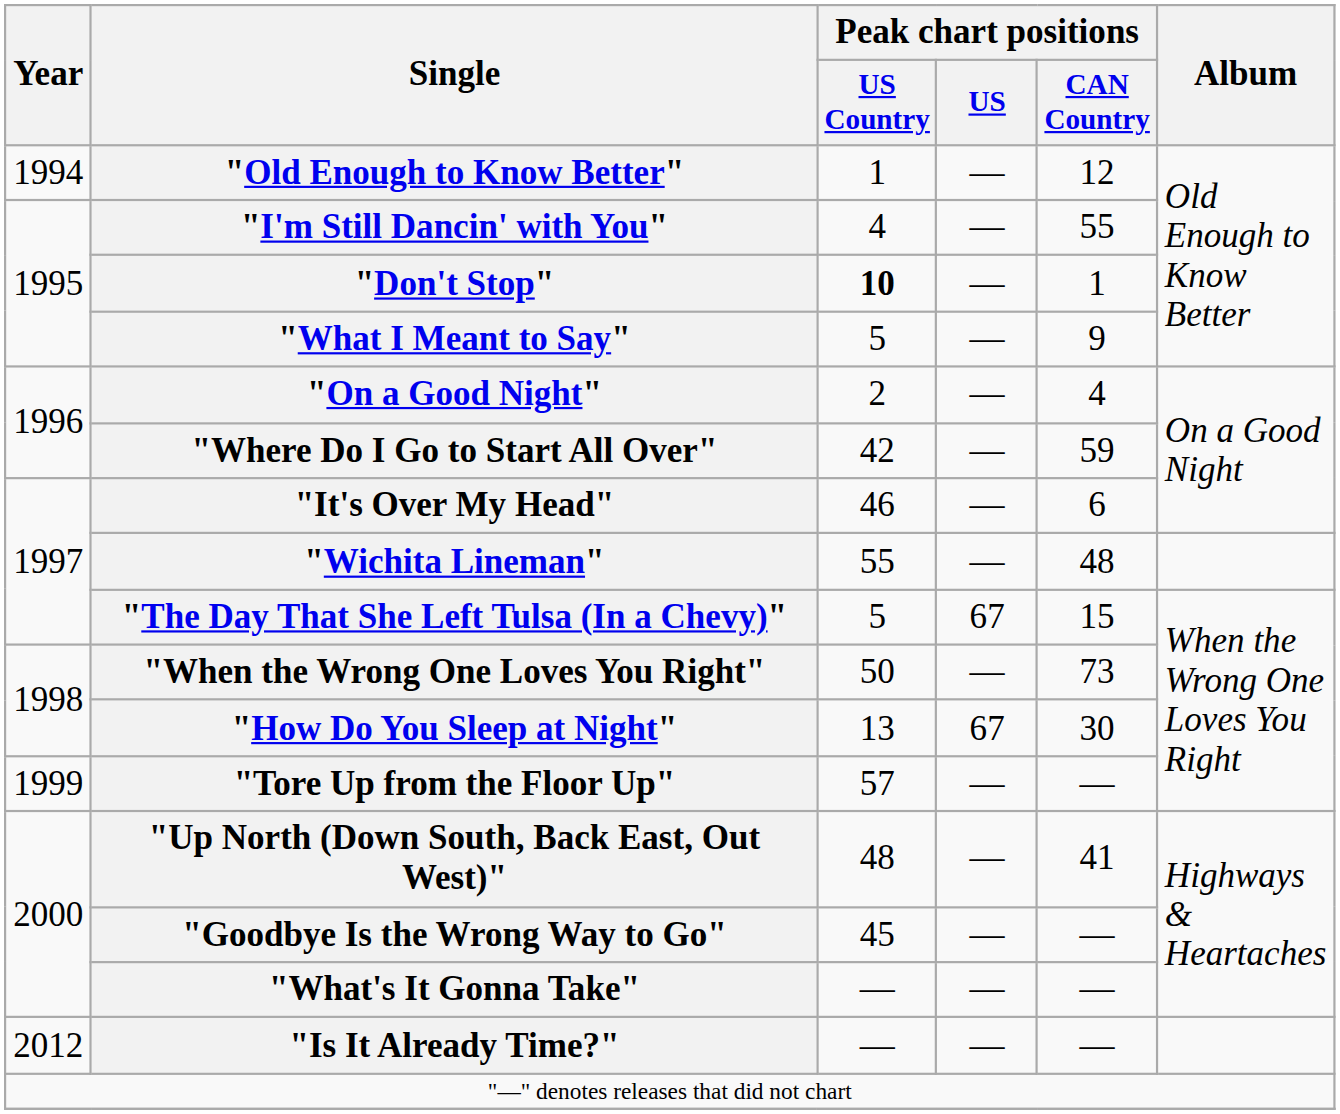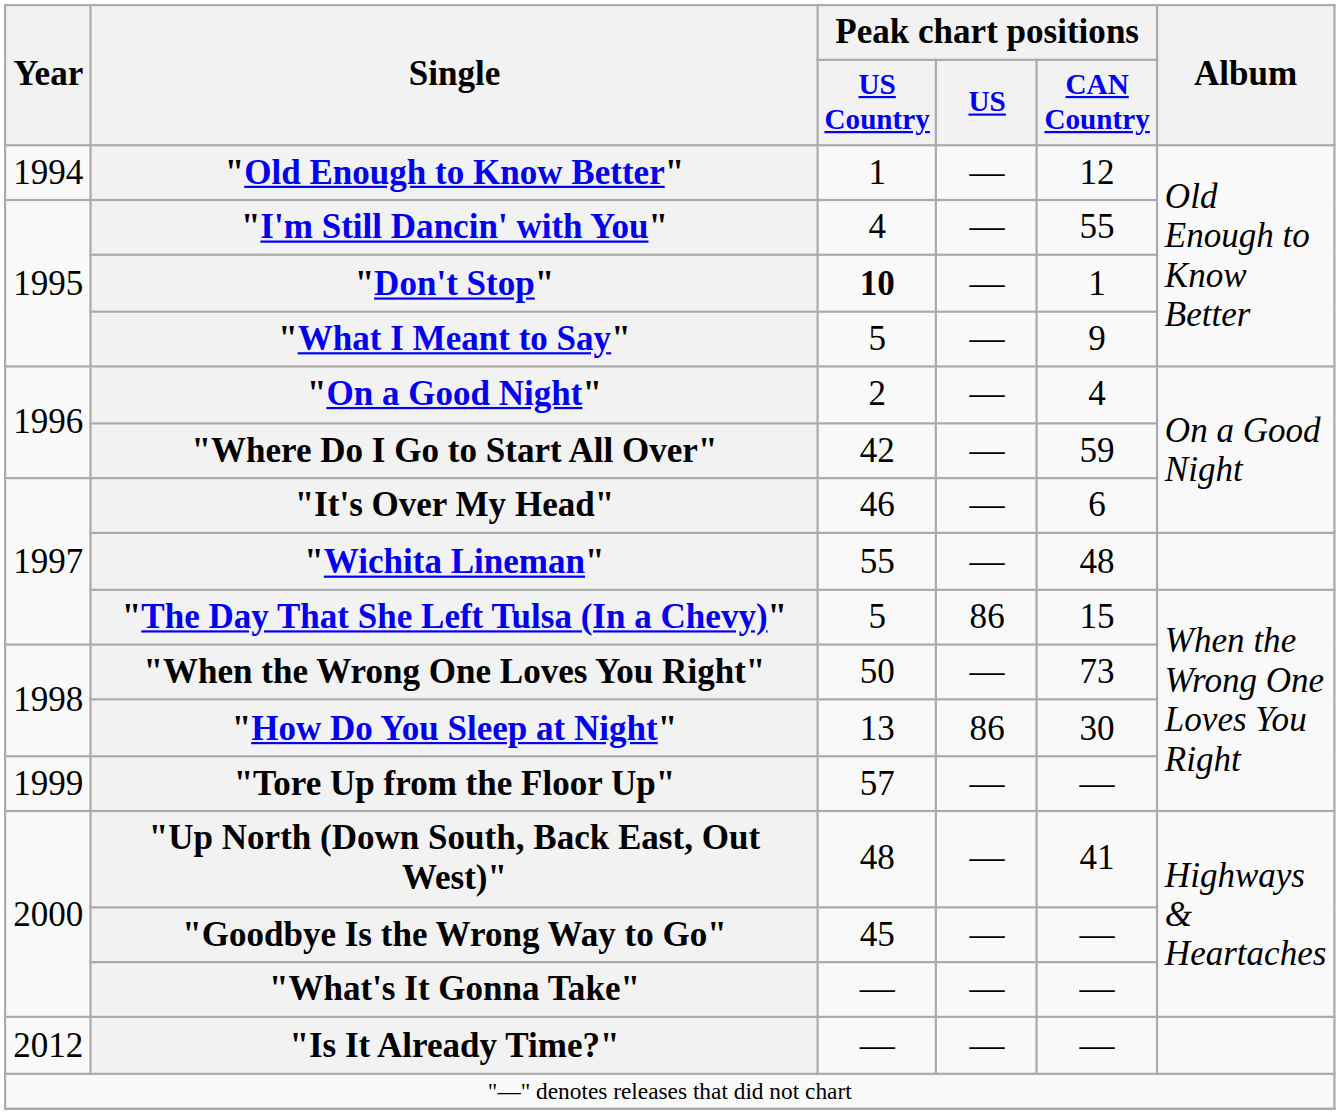(987, 616) 67 -> (987, 616) 86
(987, 727) 67 -> (987, 727) 86
